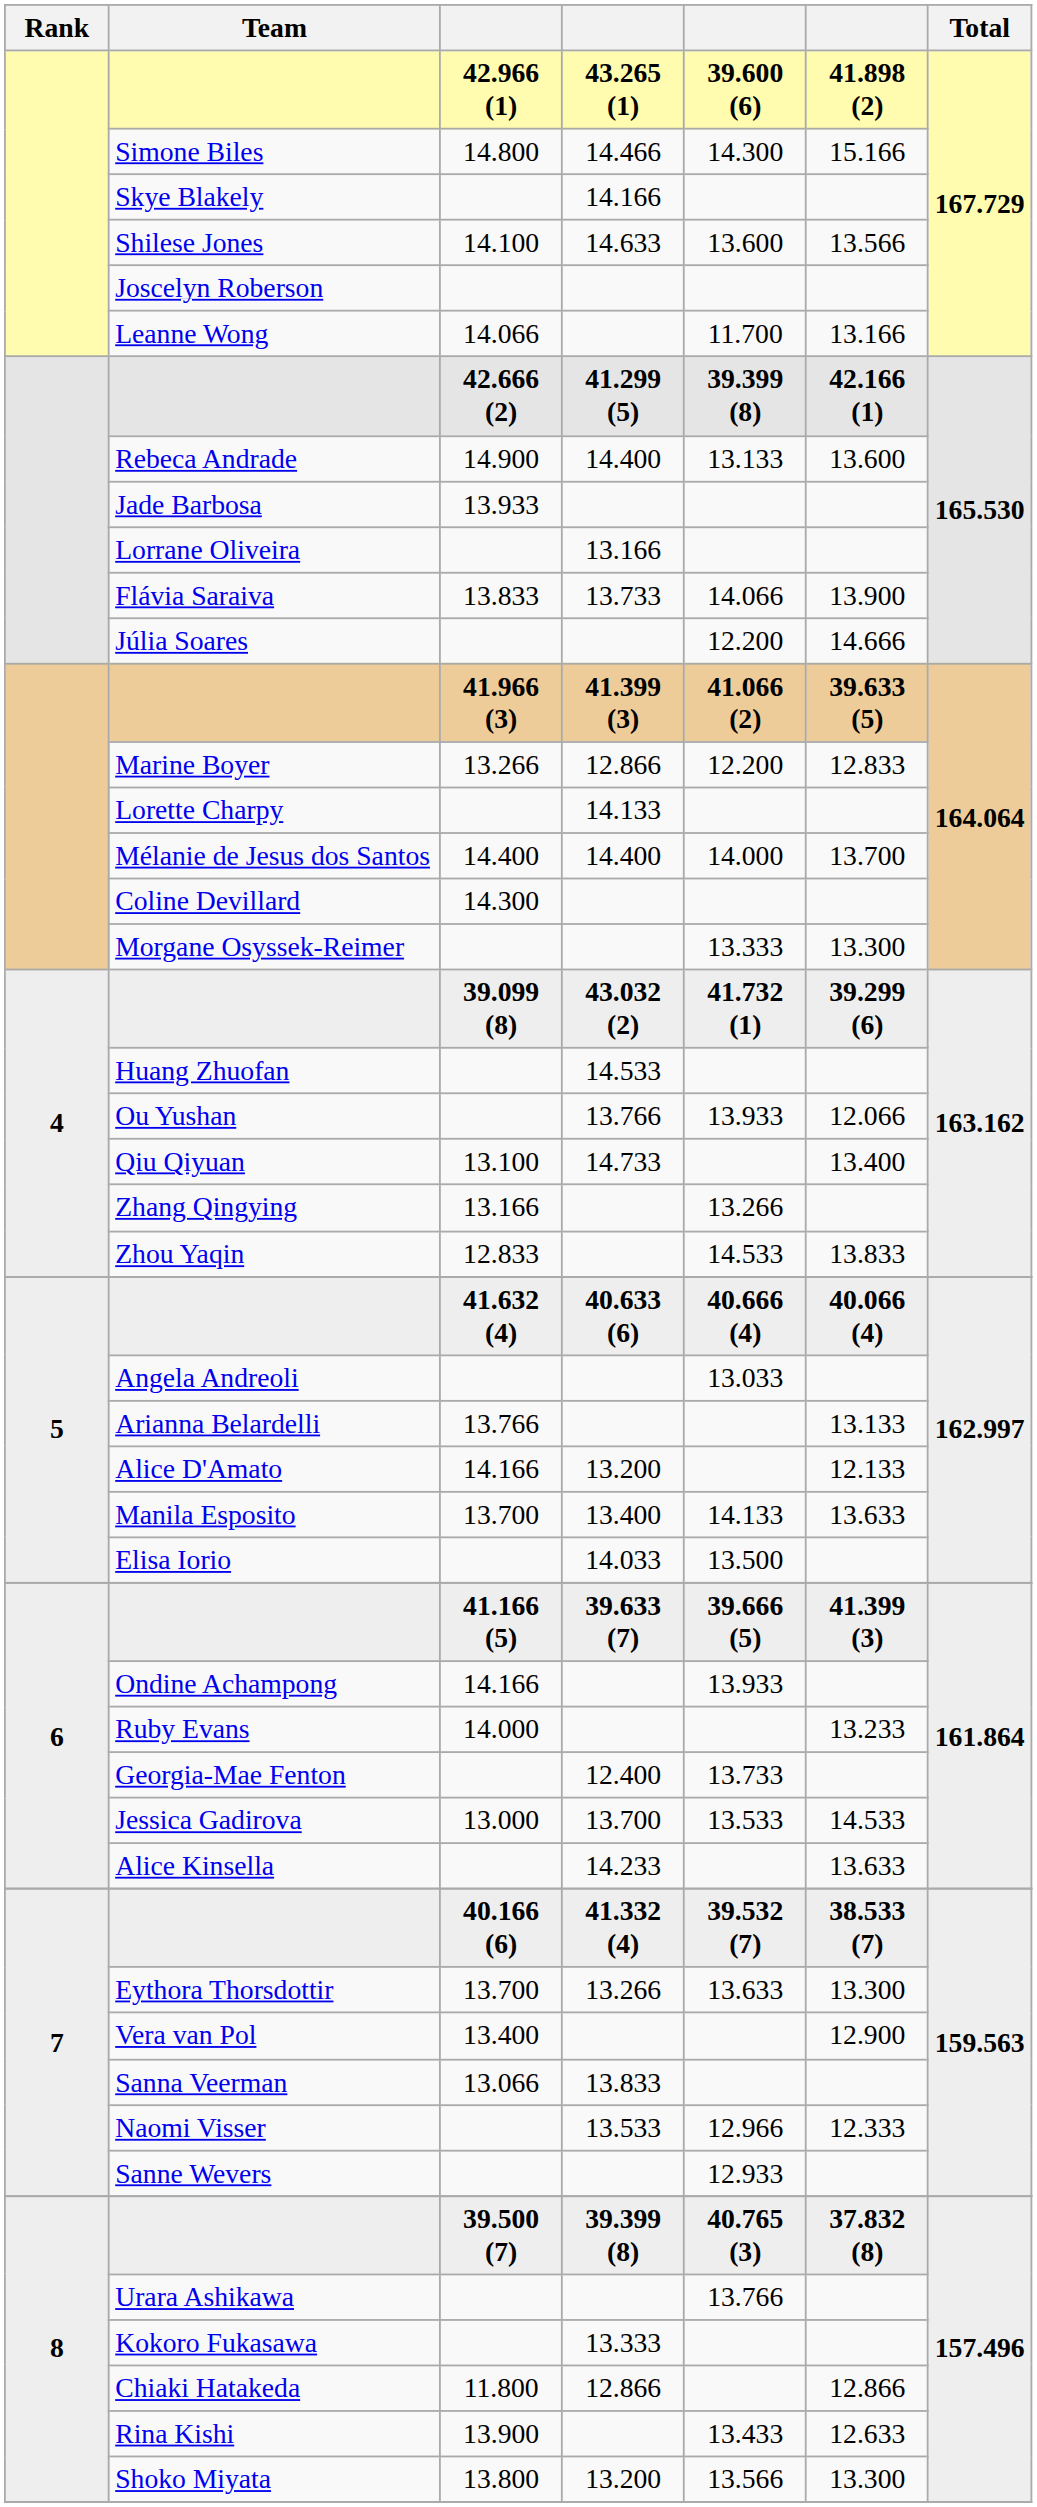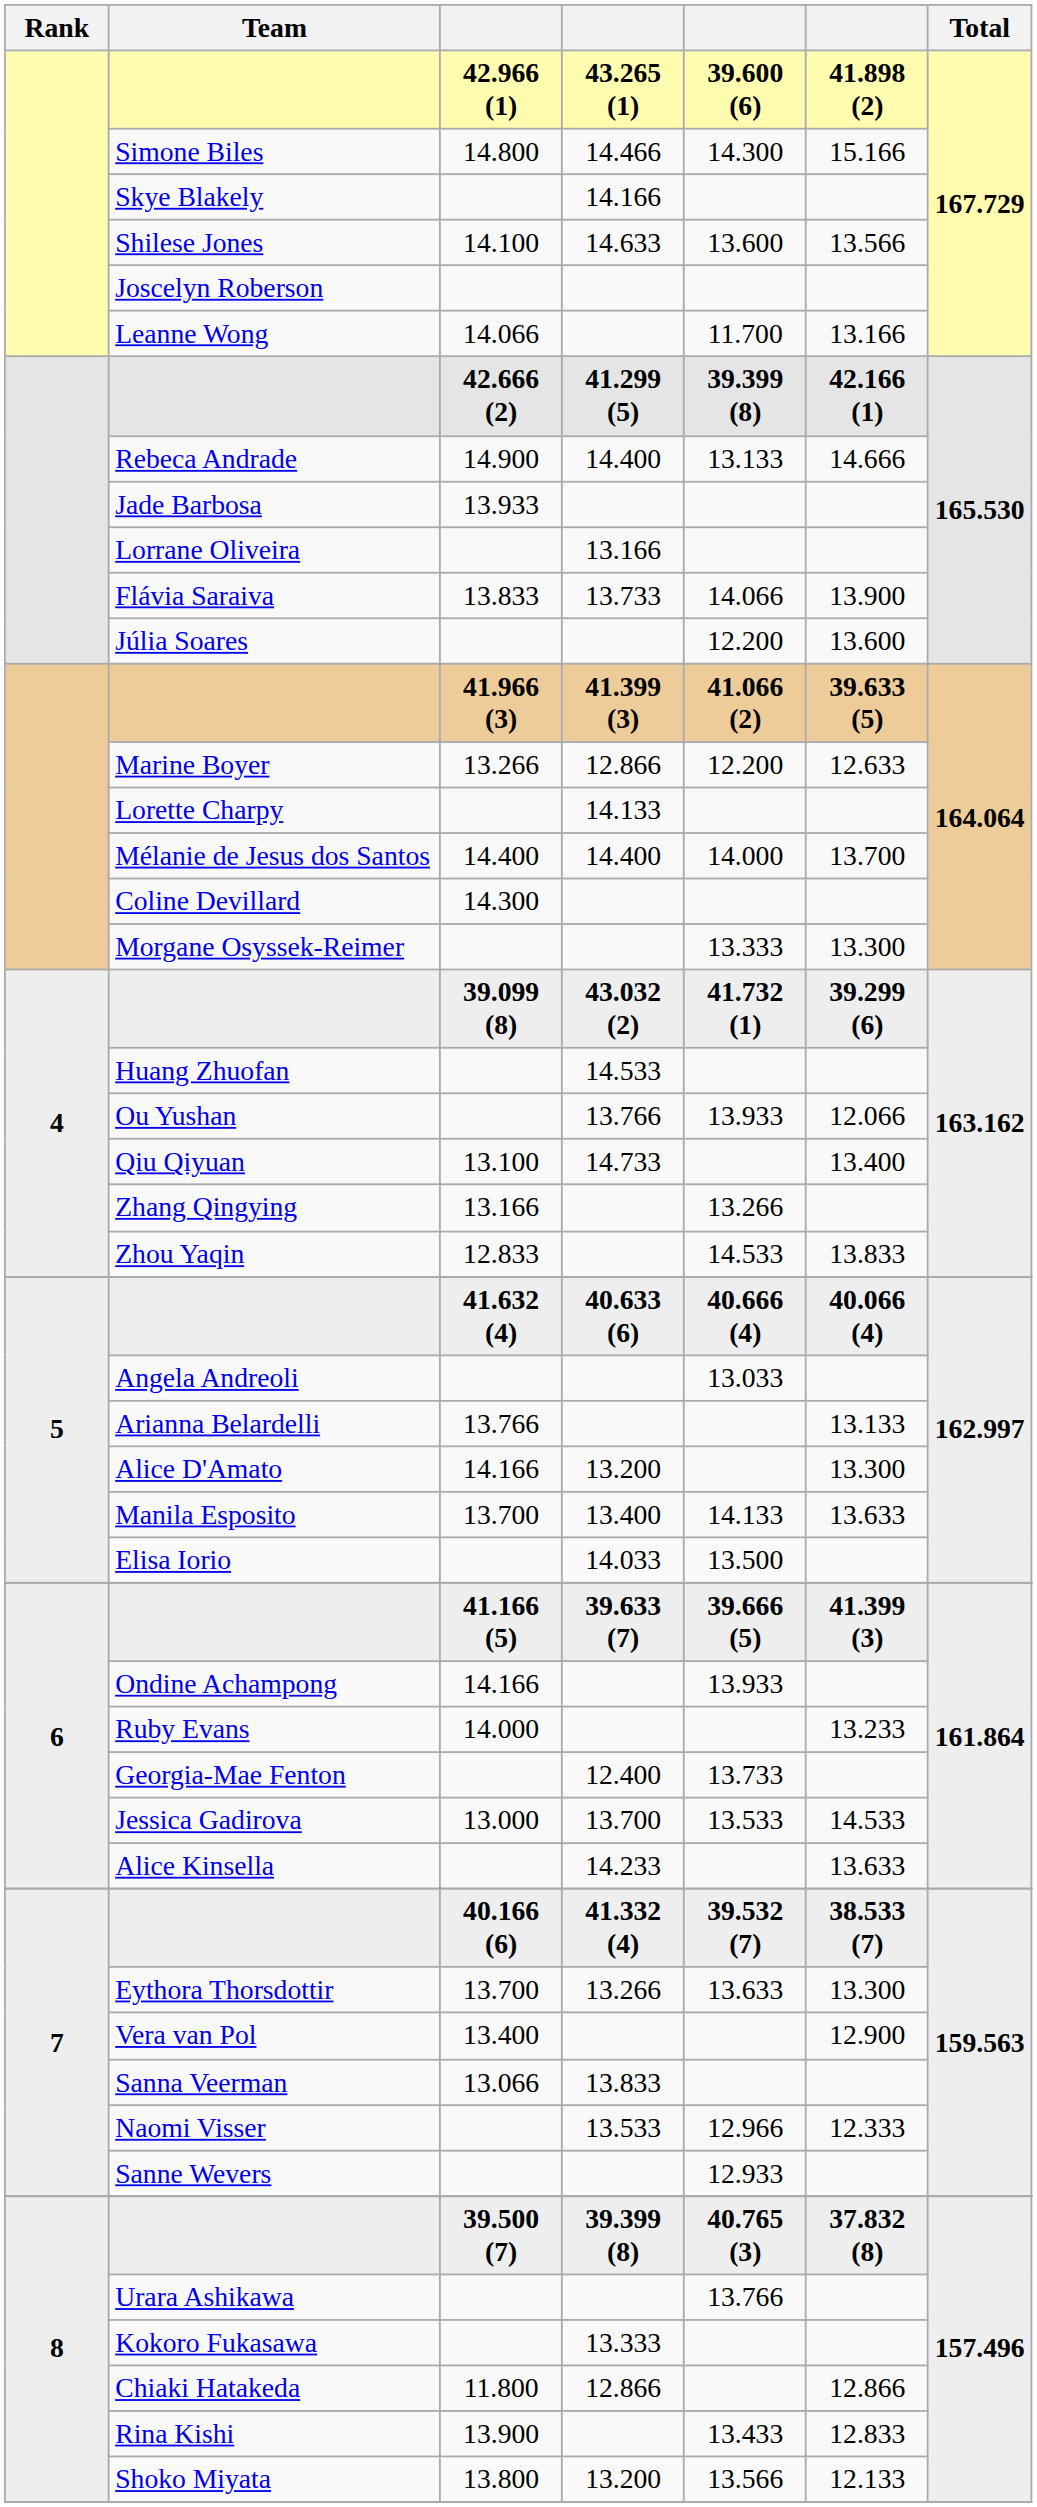(867, 457) 13.600 -> (867, 457) 14.666
(867, 640) 14.666 -> (867, 640) 13.600
(867, 764) 12.833 -> (867, 764) 12.633
(867, 1468) 12.133 -> (867, 1468) 13.300
(867, 2433) 12.633 -> (867, 2433) 12.833
(867, 2479) 13.300 -> (867, 2479) 12.133
